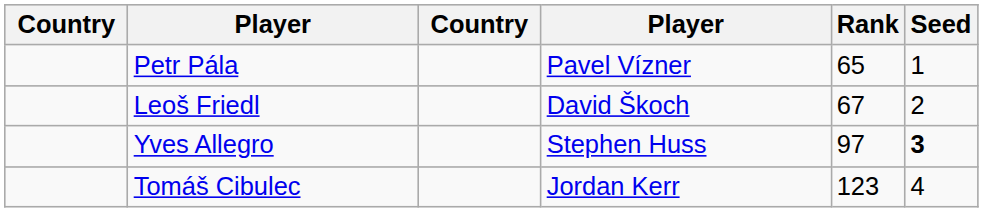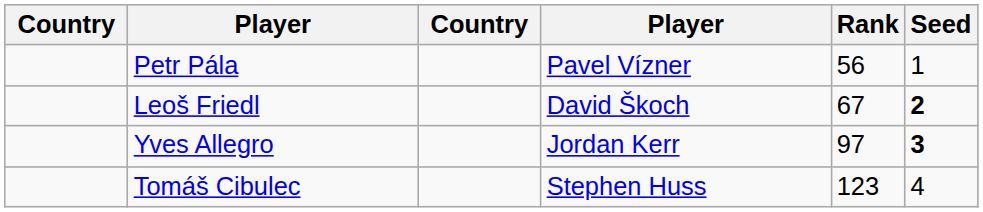(851, 65) 65 -> (851, 65) 56
(918, 105) normal -> (918, 105) bold
(627, 145) Stephen Huss -> (613, 145) Jordan Kerr
(613, 186) Jordan Kerr -> (627, 186) Stephen Huss
